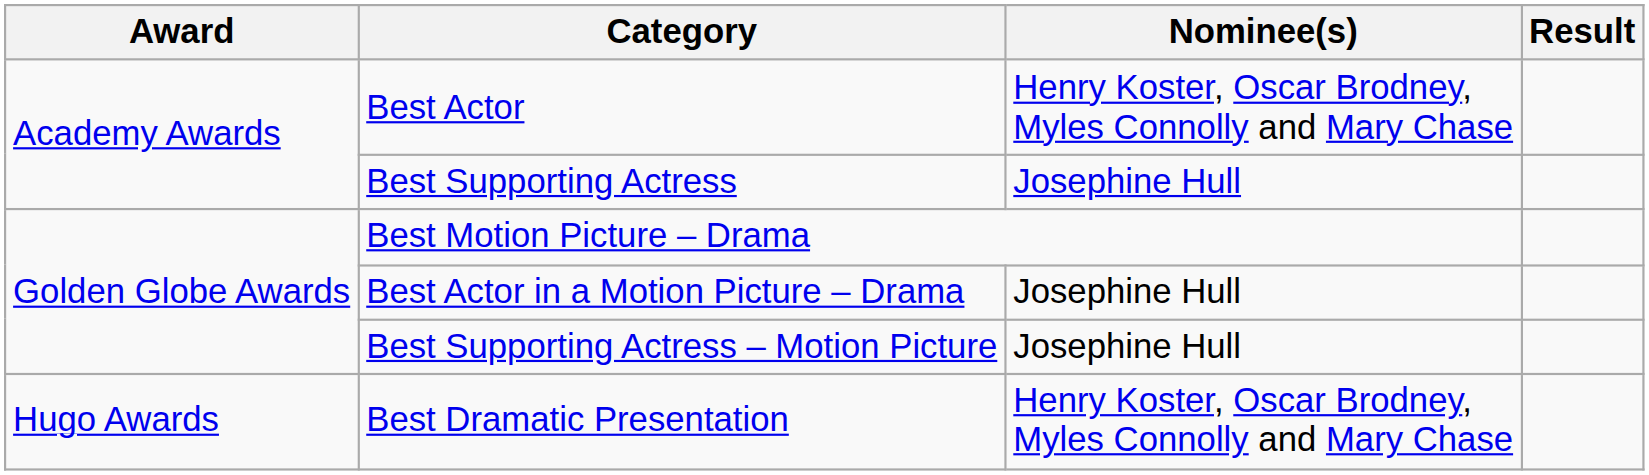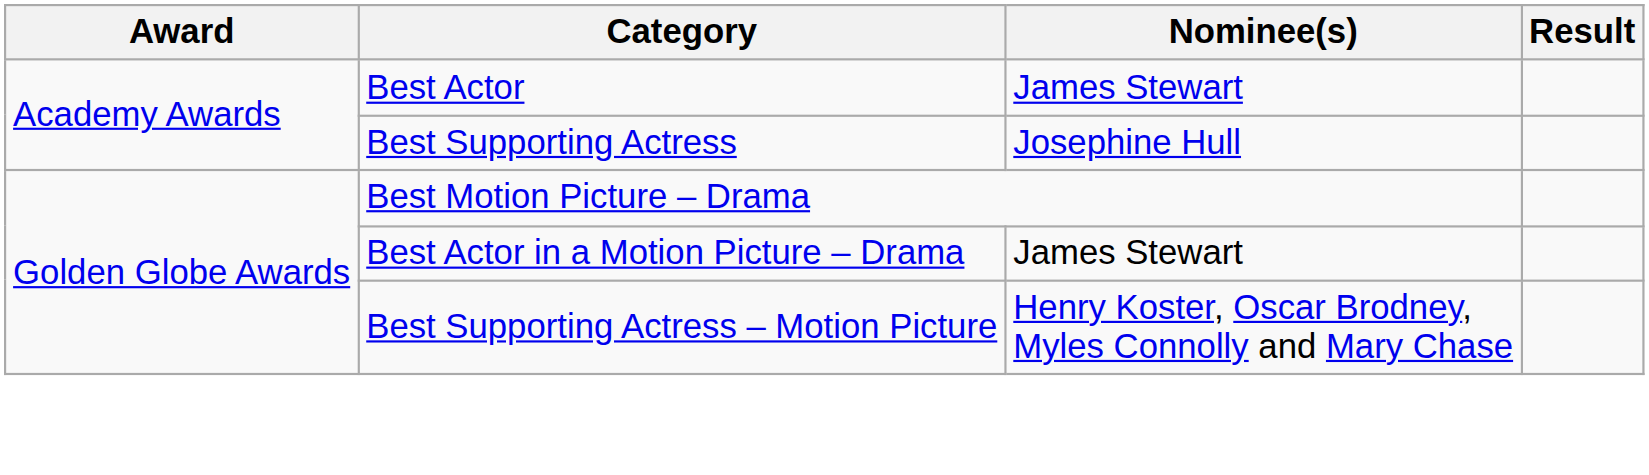(1263, 106) Henry Koster, Oscar Brodney, Myles Connolly and Mary Chase -> (1128, 87) James Stewart
(1127, 291) Josephine Hull -> (1128, 252) James Stewart
(1127, 346) Josephine Hull -> (1263, 326) Henry Koster, Oscar Brodney, Myles Connolly and Mary Chase
- row: (578, 421)
